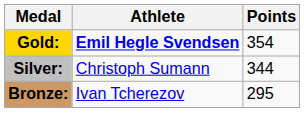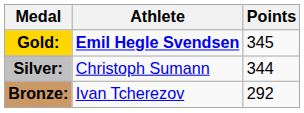(260, 42) 354 -> (260, 42) 345
(260, 94) 295 -> (260, 94) 292
